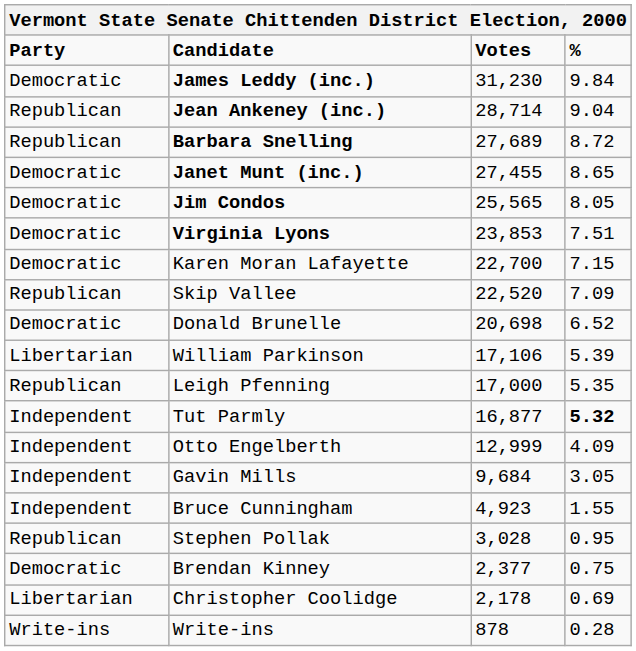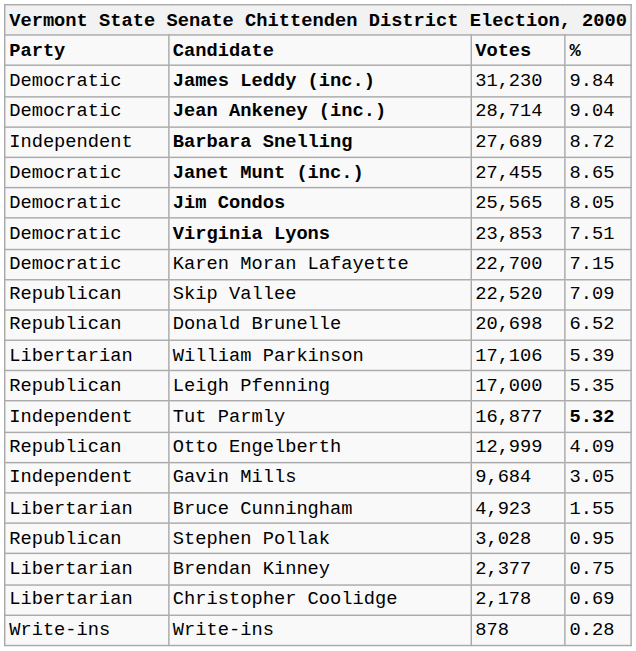(65, 112) Republican -> (65, 112) Democratic
(65, 142) Republican -> (71, 142) Independent
(65, 325) Democratic -> (65, 325) Republican
(71, 447) Independent -> (65, 447) Republican
(71, 508) Independent -> (71, 508) Libertarian
(65, 569) Democratic -> (71, 569) Libertarian
